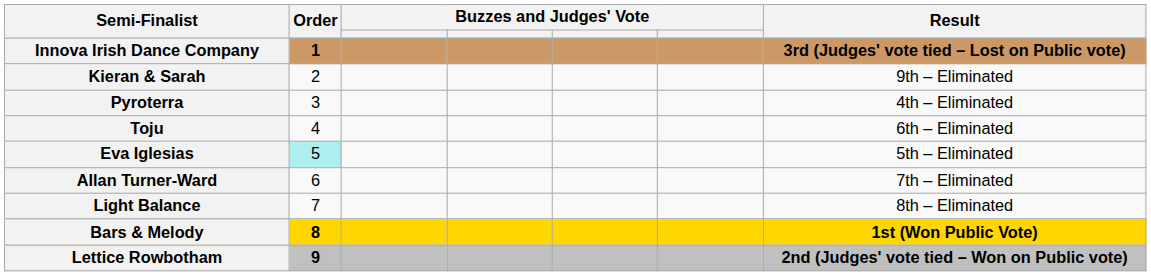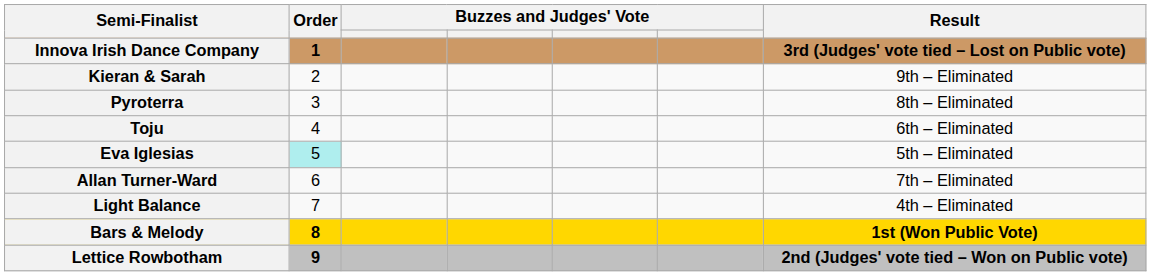(955, 102) 4th – Eliminated -> (955, 102) 8th – Eliminated
(955, 206) 8th – Eliminated -> (955, 206) 4th – Eliminated
